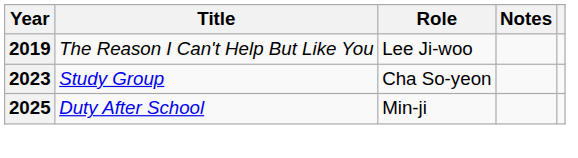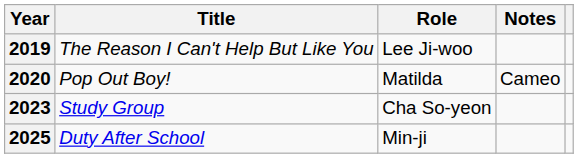+ row: (30, 78)
